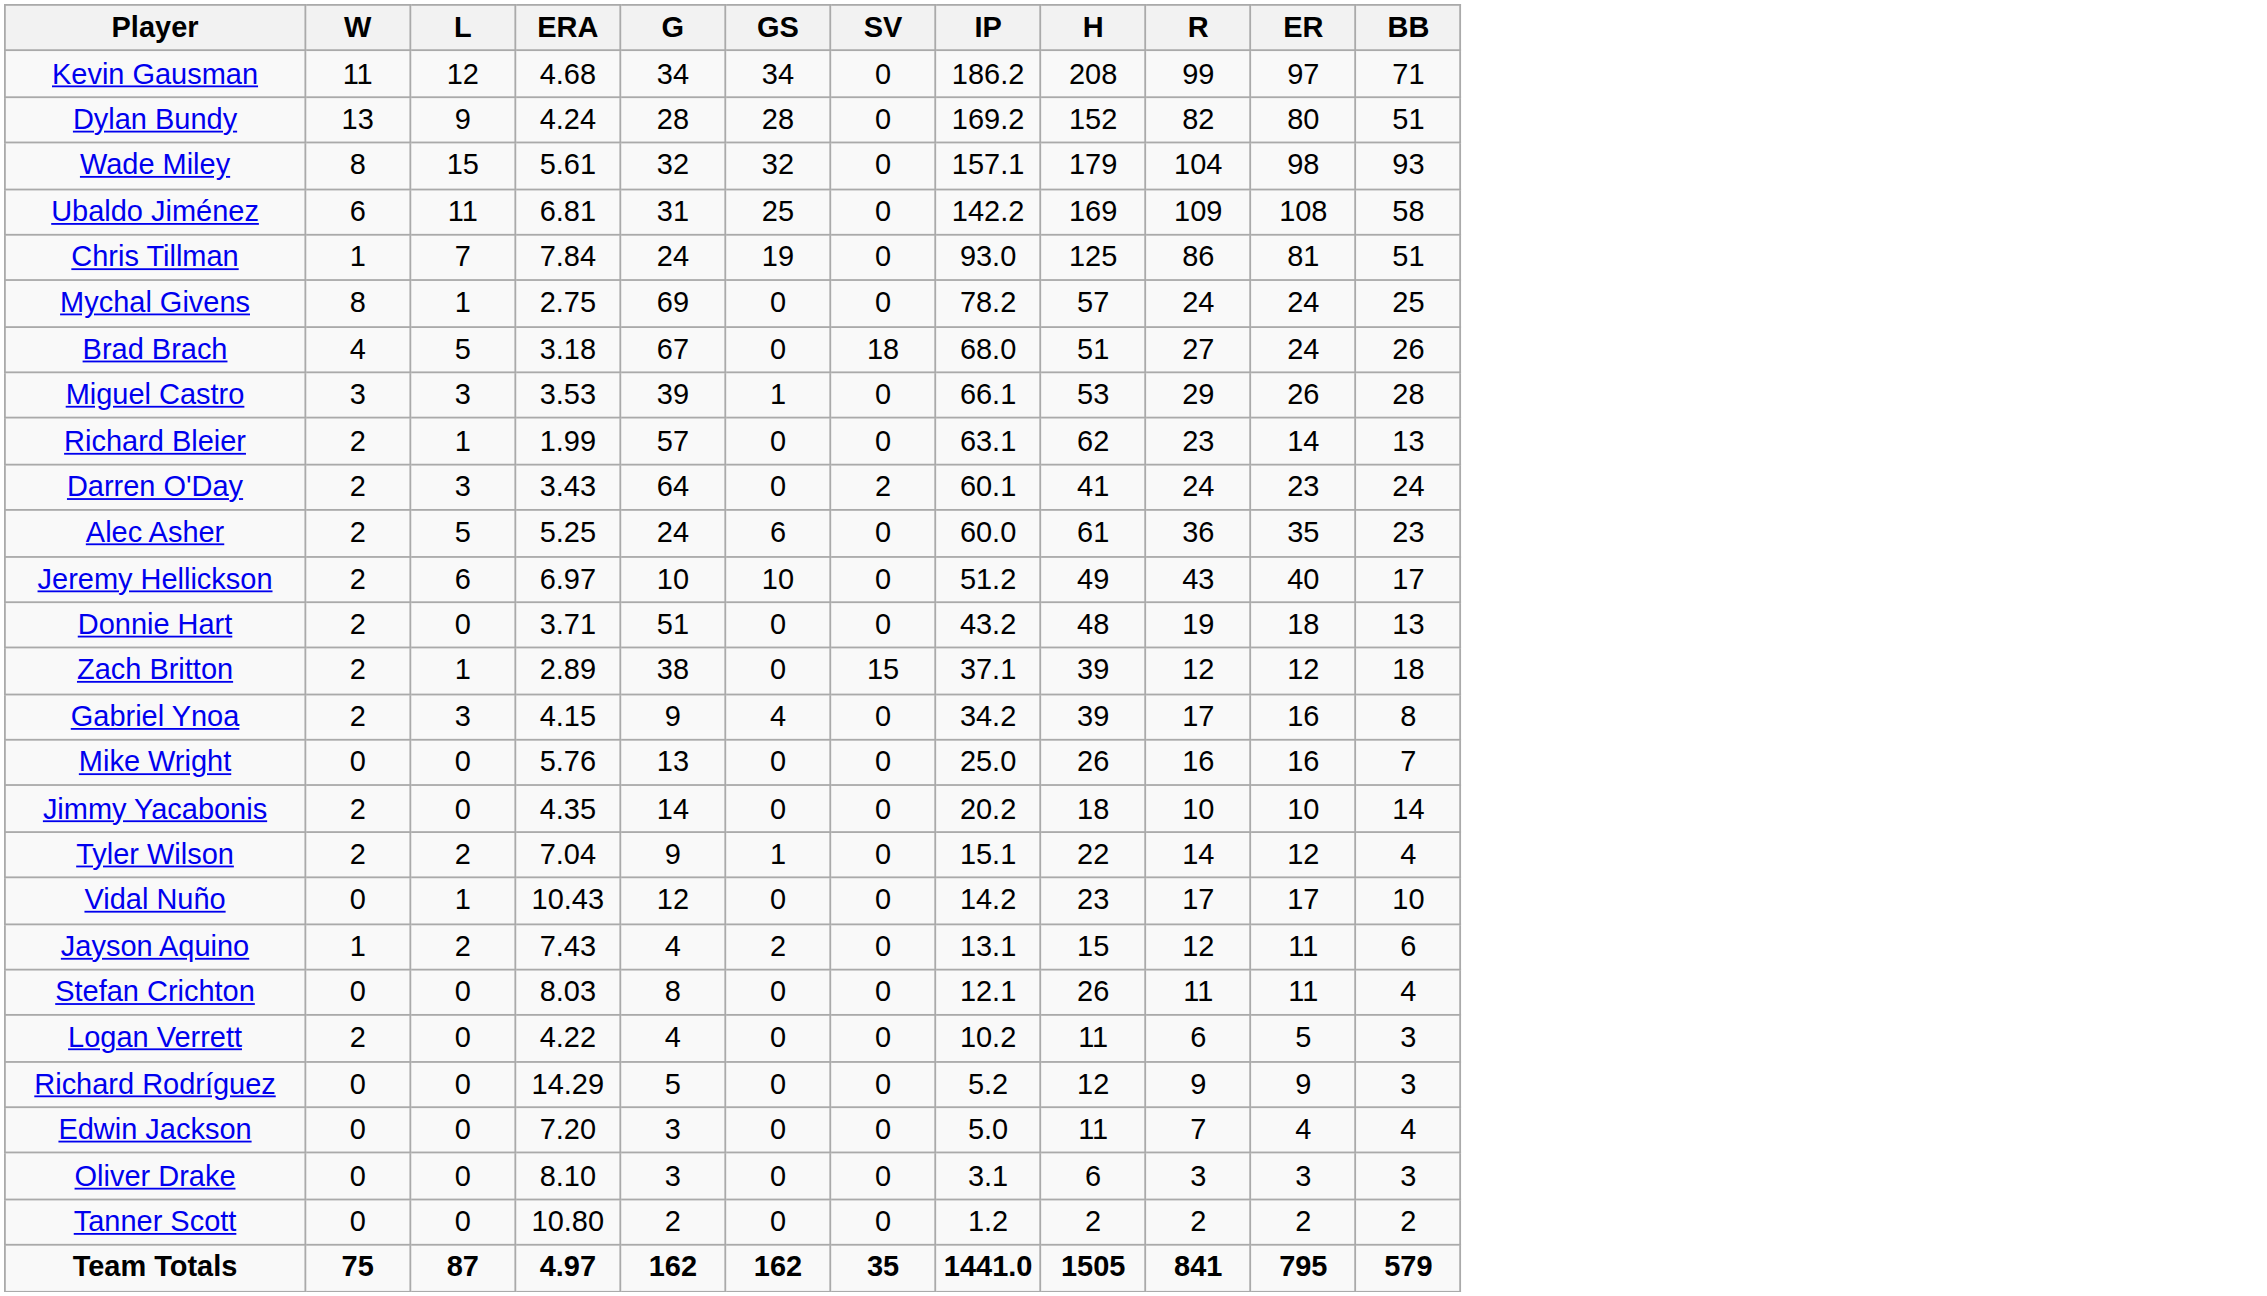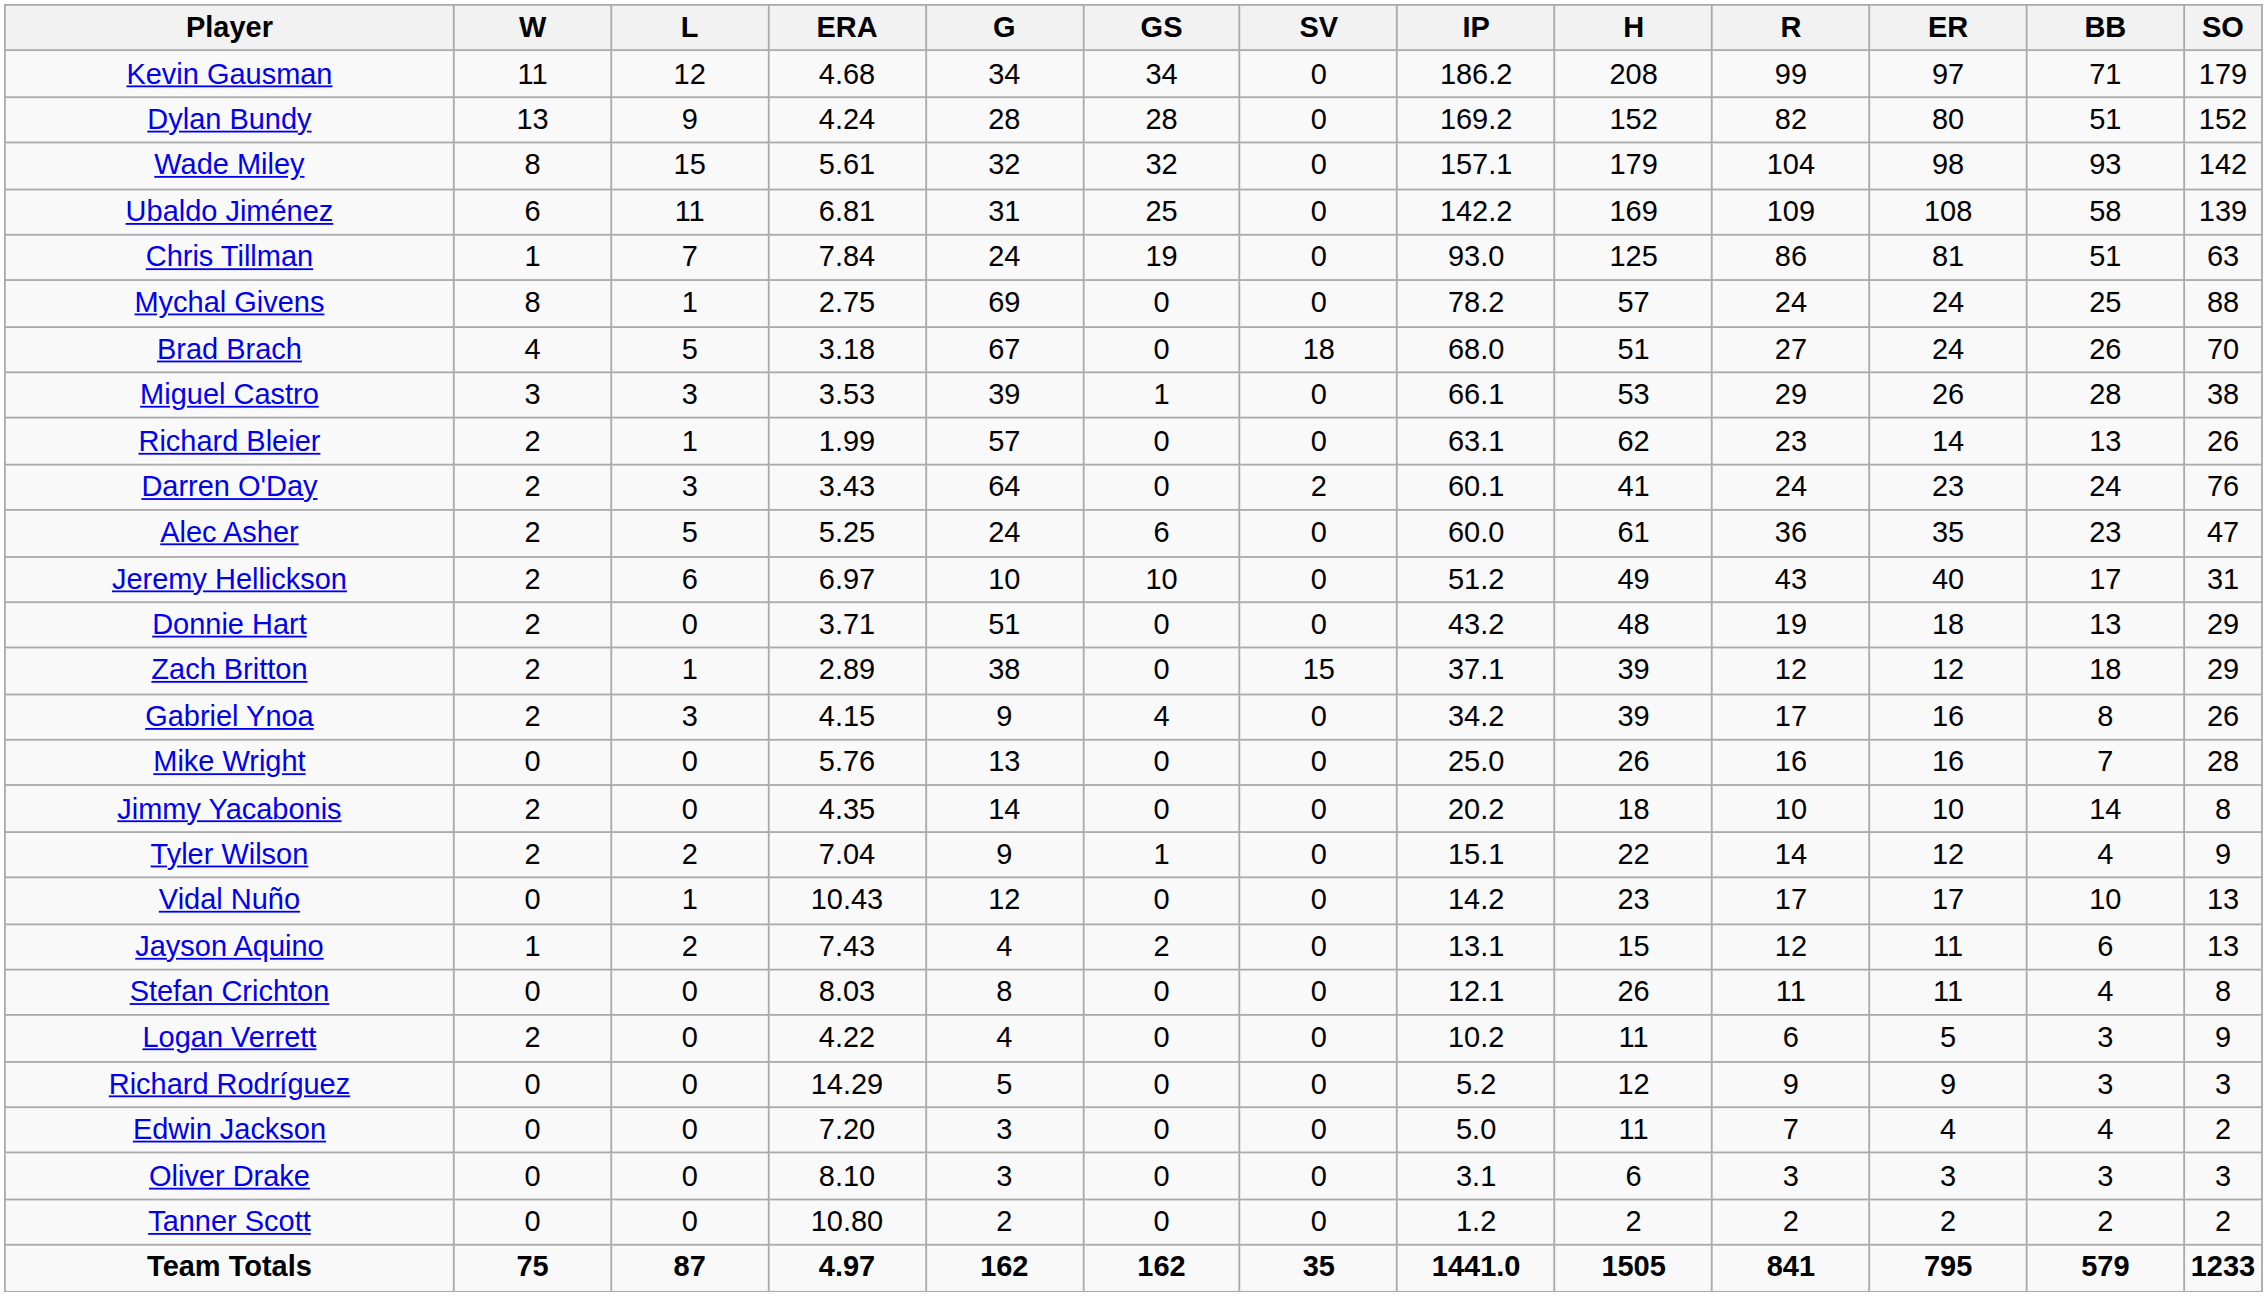+ column: (2223, 27)
